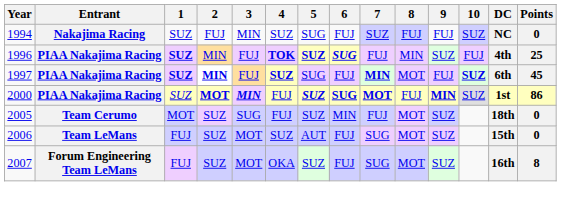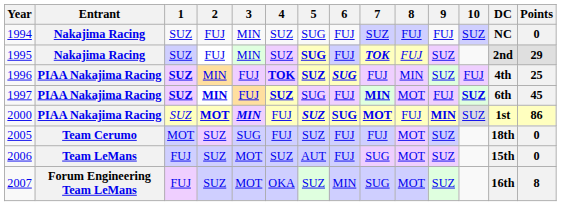+ row: (20, 54)
(344, 115) MIN -> (344, 135) FUJ
(344, 162) FUJ -> (344, 182) MIN
